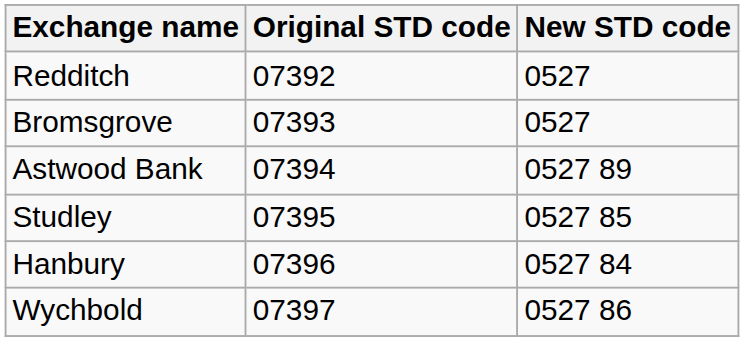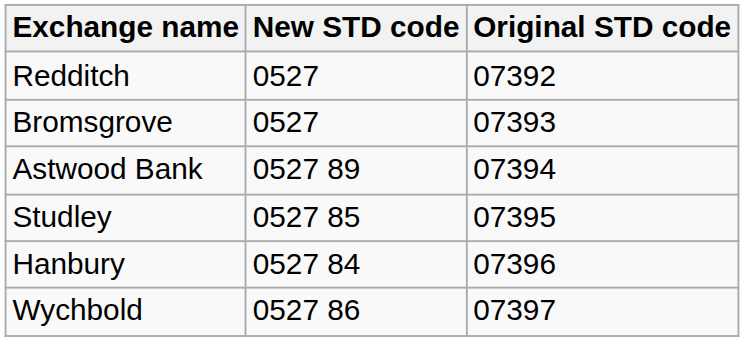columns swapped: (382, 28) <-> (628, 28)
